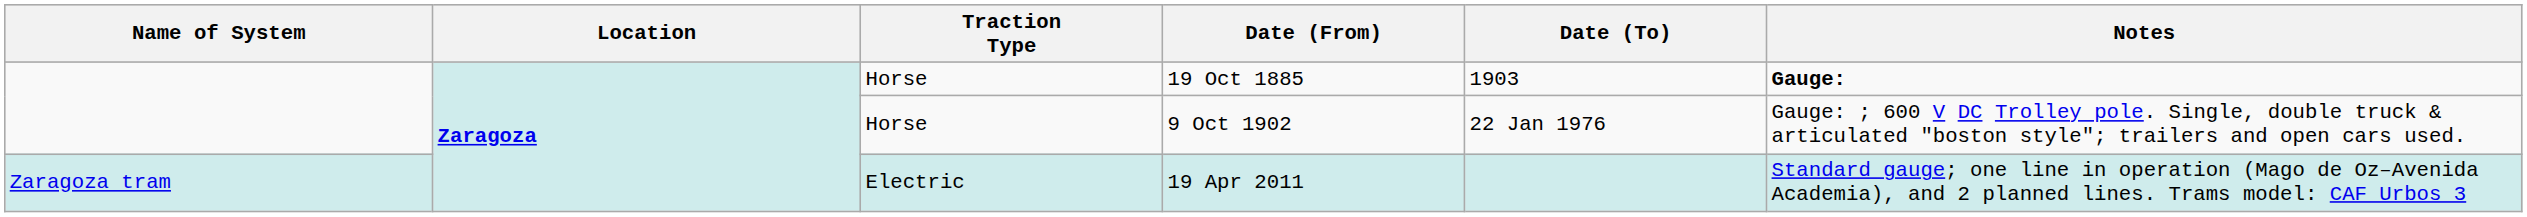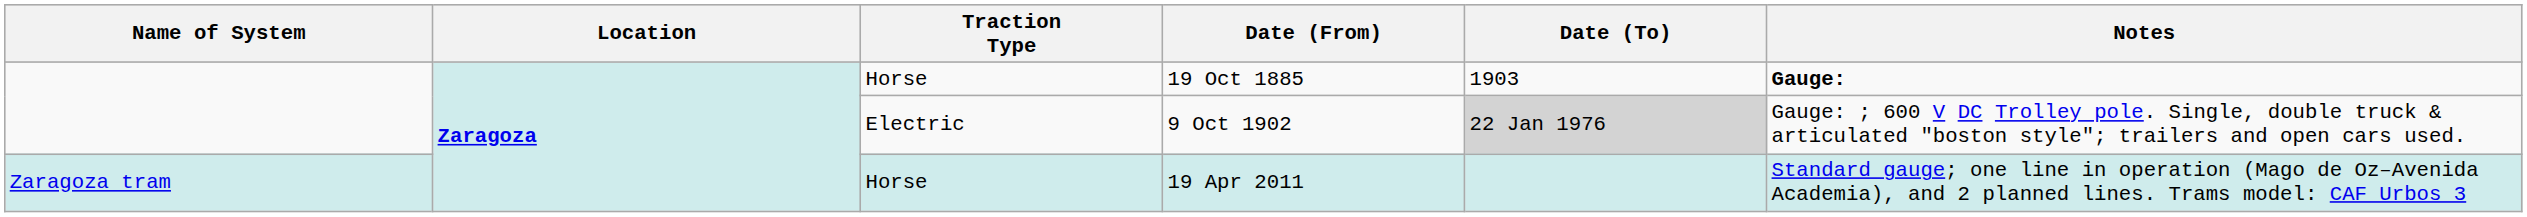(896, 125) Horse -> (915, 125) Electric
(1538, 125) no background -> (1538, 125) lightgrey background
(915, 182) Electric -> (896, 182) Horse
